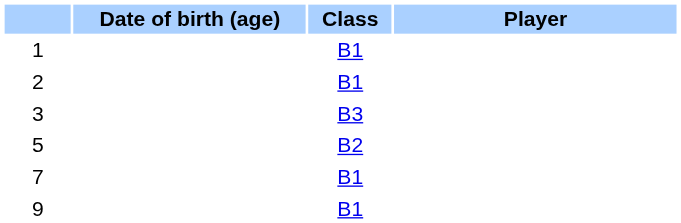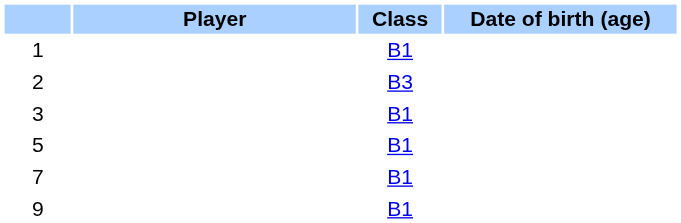columns swapped: (536, 19) <-> (190, 19)
(350, 82) B1 -> (400, 82) B3
(350, 114) B3 -> (400, 114) B1
(350, 145) B2 -> (400, 145) B1
